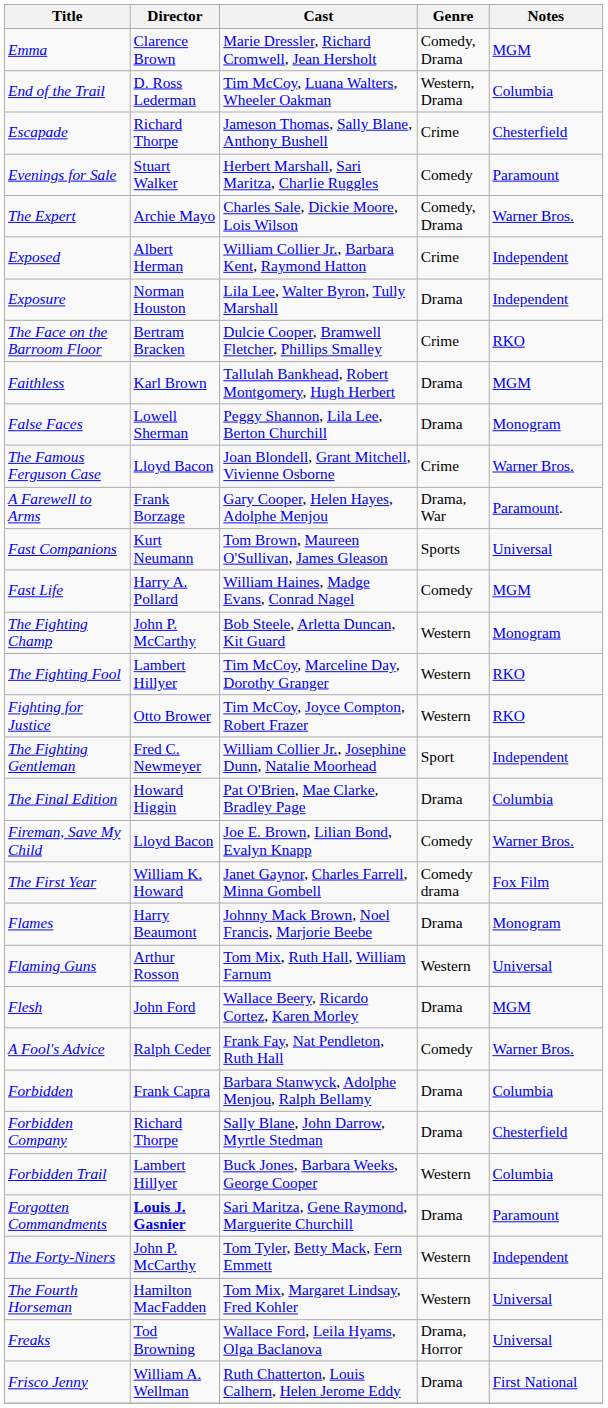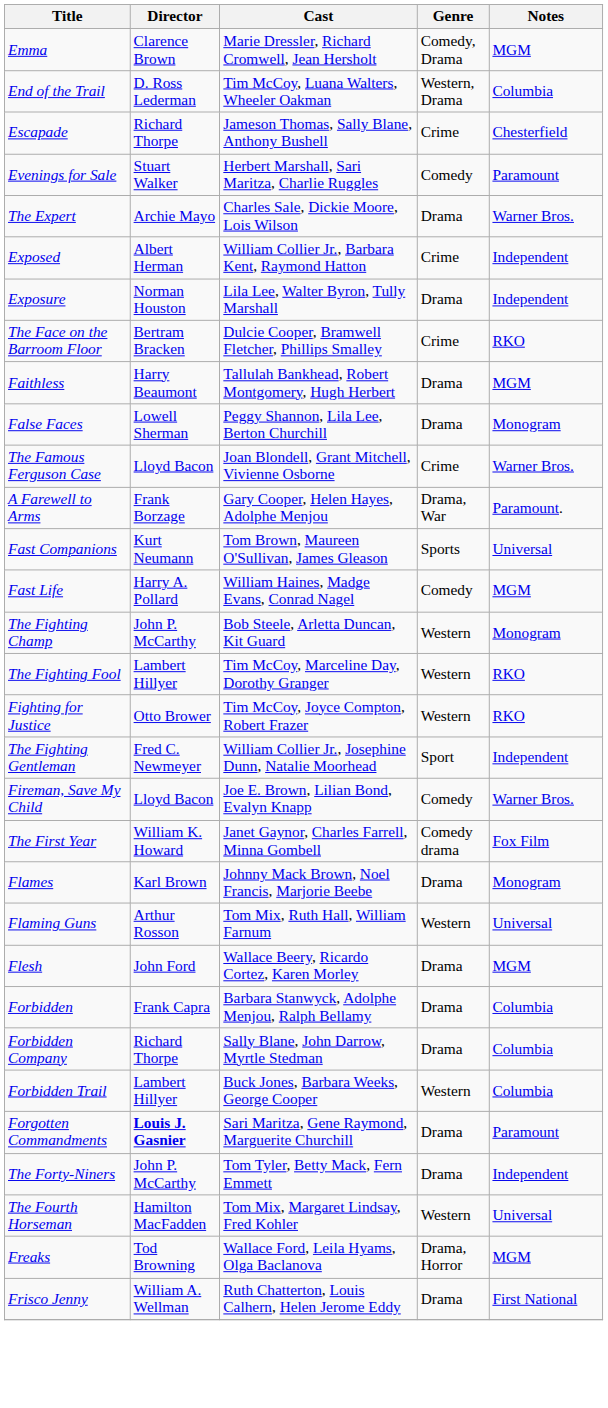(448, 216) Comedy, Drama -> (442, 216) Drama
(170, 382) Karl Brown -> (165, 382) Harry Beaumont
- row: (63, 799)
(165, 924) Harry Beaumont -> (170, 882) Karl Brown
- row: (56, 1049)
(530, 1132) Chesterfield -> (523, 1049) Columbia
(446, 1257) Western -> (442, 1173) Drama
(522, 1340) Universal -> (512, 1257) MGM
